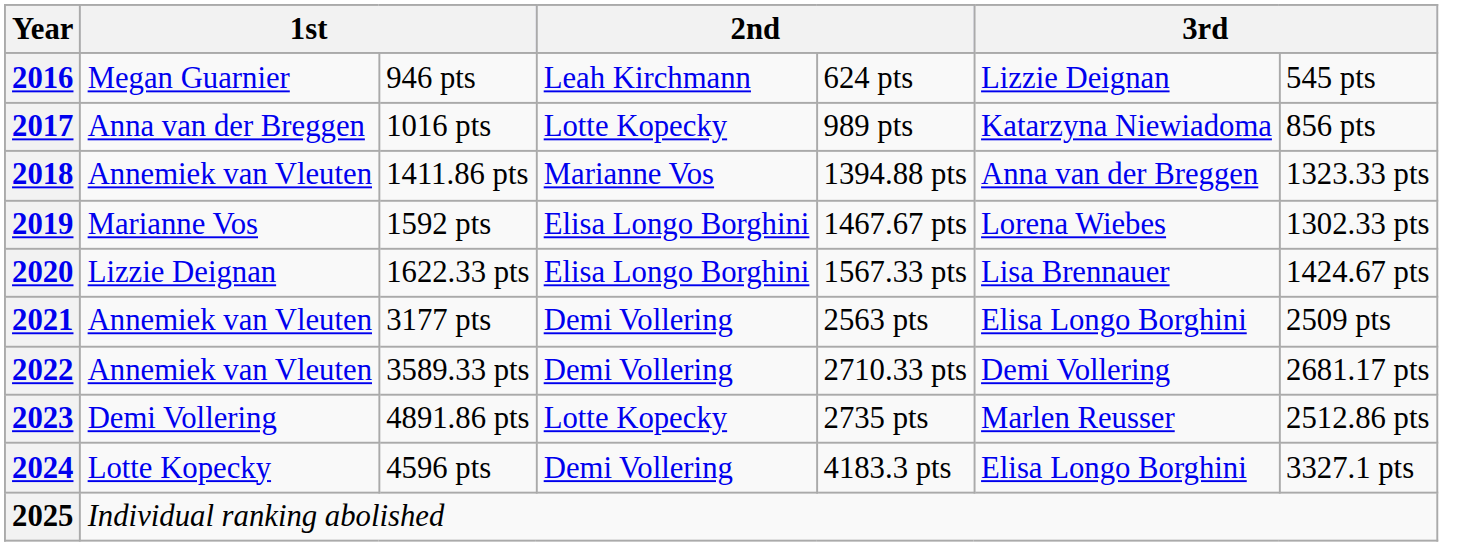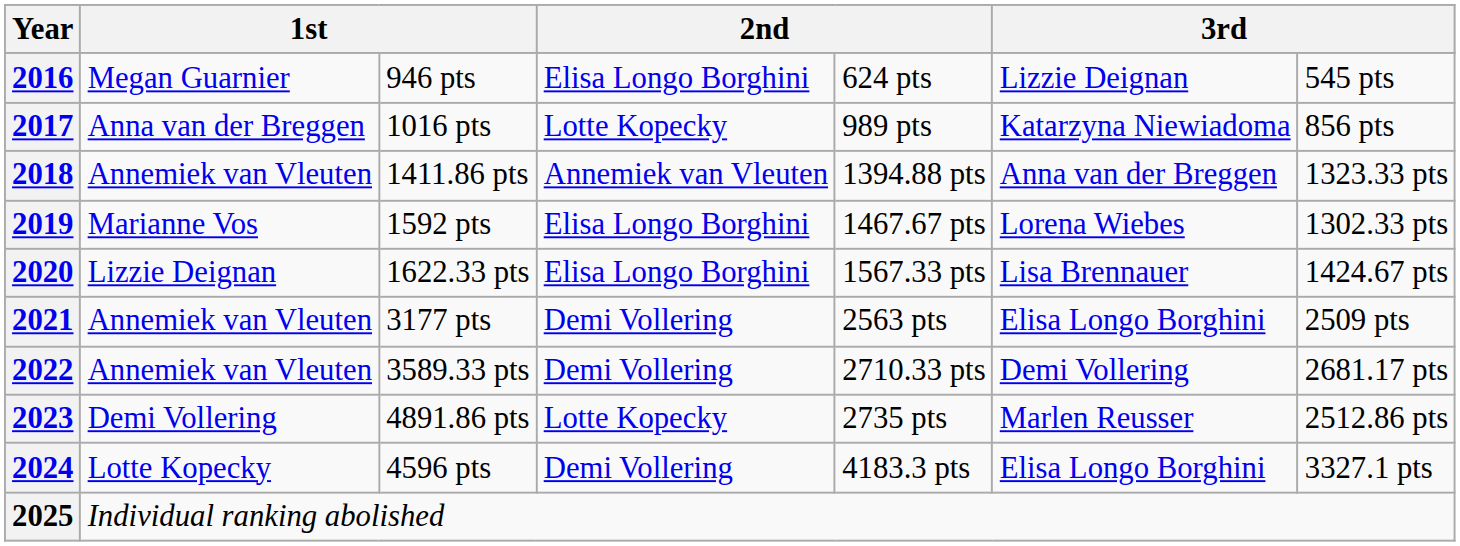(647, 77) Leah Kirchmann -> (677, 77) Elisa Longo Borghini
(629, 175) Marianne Vos -> (686, 175) Annemiek van Vleuten
